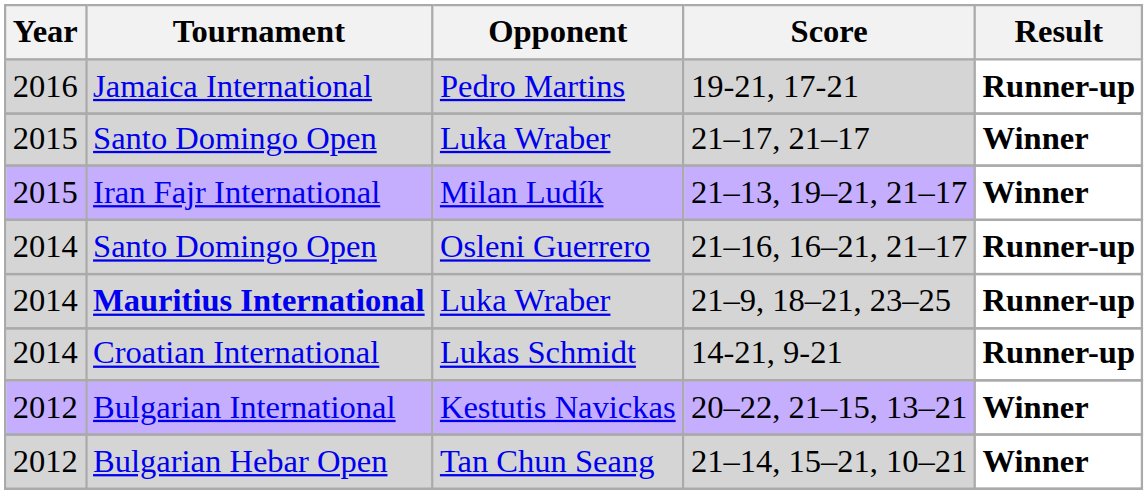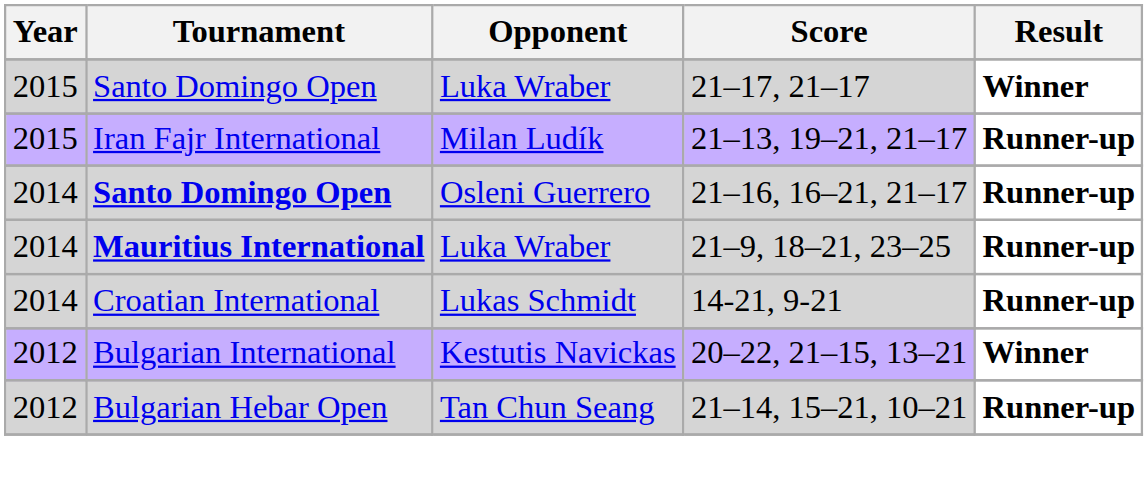- row: (775, 85)
(1036, 192) Winner -> (1059, 139) Runner-up
(235, 246) normal -> (242, 192) bold
(1036, 461) Winner -> (1059, 407) Runner-up
